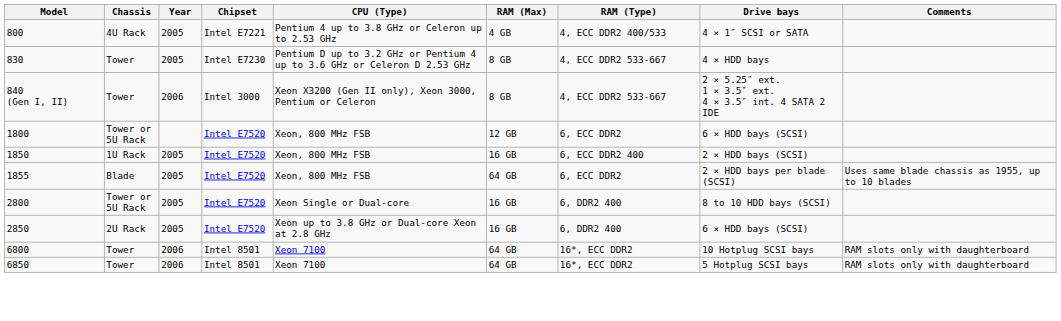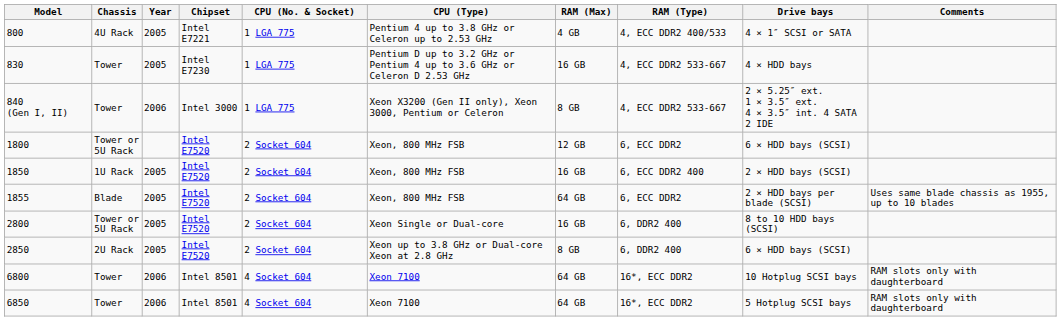+ column: (305, 12)
(500, 59) 8 GB -> (571, 65) 16 GB
(503, 229) 16 GB -> (568, 251) 8 GB
